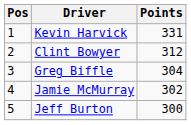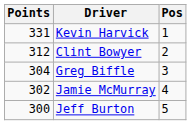columns swapped: (18, 14) <-> (161, 14)
